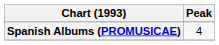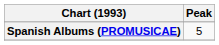(199, 31) 4 -> (199, 31) 5
